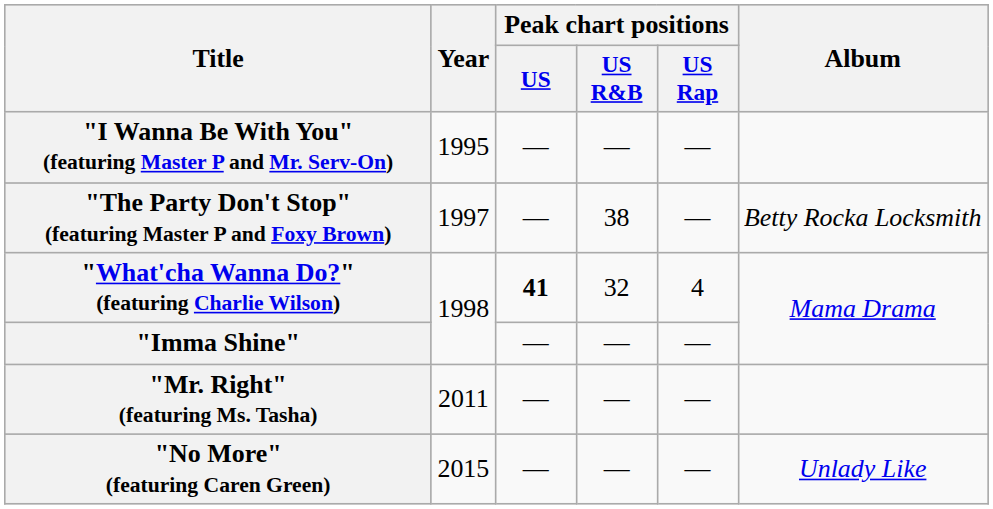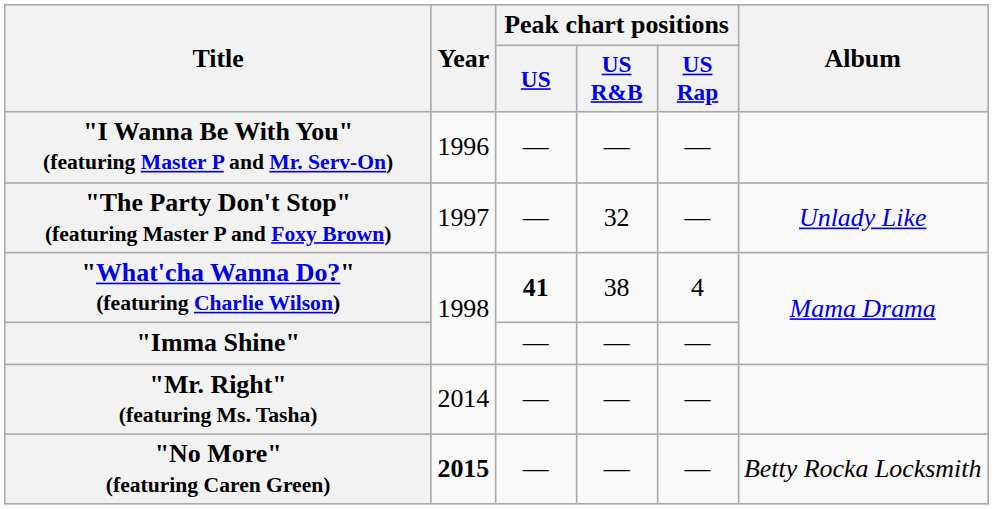(463, 146) 1995 -> (463, 146) 1996
(617, 217) 38 -> (617, 217) 32
(863, 217) Betty Rocka Locksmith -> (863, 217) Unlady Like
(617, 287) 32 -> (617, 287) 38
(463, 398) 2011 -> (463, 398) 2014
(463, 468) normal -> (463, 468) bold
(863, 468) Unlady Like -> (863, 468) Betty Rocka Locksmith
